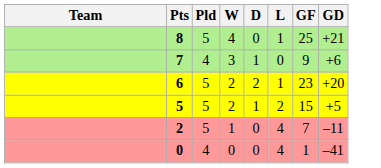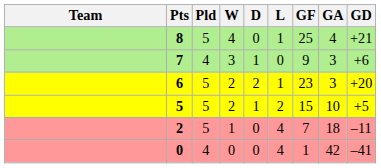+ column: (333, 15)
